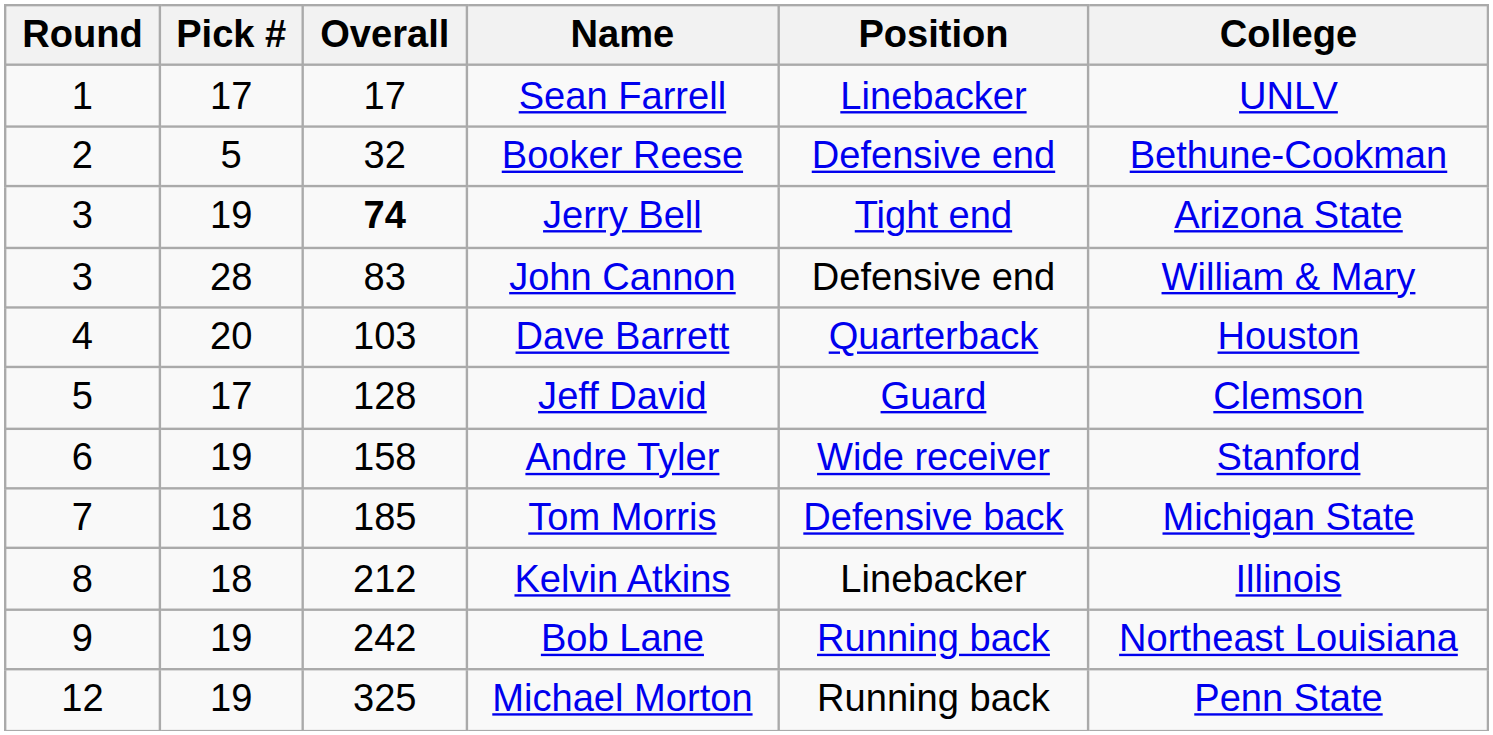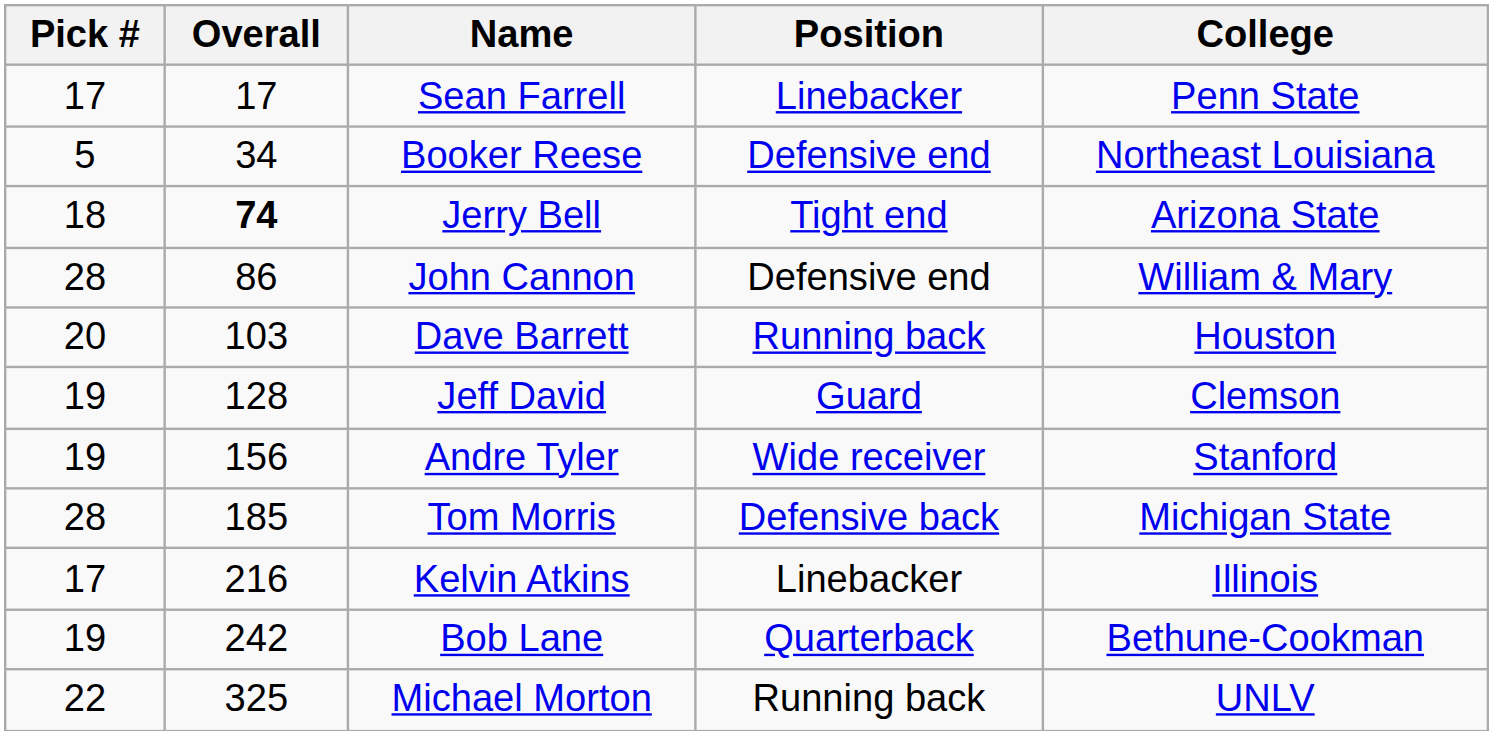- column: (82, 34)
(1288, 95) UNLV -> (1265, 95) Penn State
(385, 155) 32 -> (256, 155) 34
(1288, 155) Bethune-Cookman -> (1265, 155) Northeast Louisiana
(231, 215) 19 -> (85, 215) 18
(385, 276) 83 -> (256, 276) 86
(933, 336) Quarterback -> (869, 336) Running back
(231, 397) 17 -> (85, 397) 19
(385, 457) 158 -> (256, 457) 156
(231, 517) 18 -> (85, 517) 28
(231, 578) 18 -> (85, 578) 17
(385, 578) 212 -> (256, 578) 216
(933, 638) Running back -> (869, 638) Quarterback
(1288, 638) Northeast Louisiana -> (1265, 638) Bethune-Cookman
(231, 699) 19 -> (85, 699) 22
(1288, 699) Penn State -> (1265, 699) UNLV
